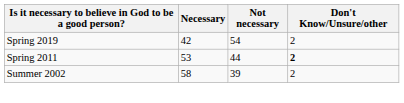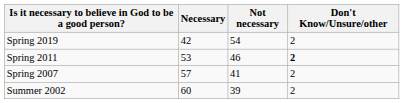(235, 57) 44 -> (235, 57) 46
+ row: (32, 73)
(186, 73) 58 -> (186, 90) 60
